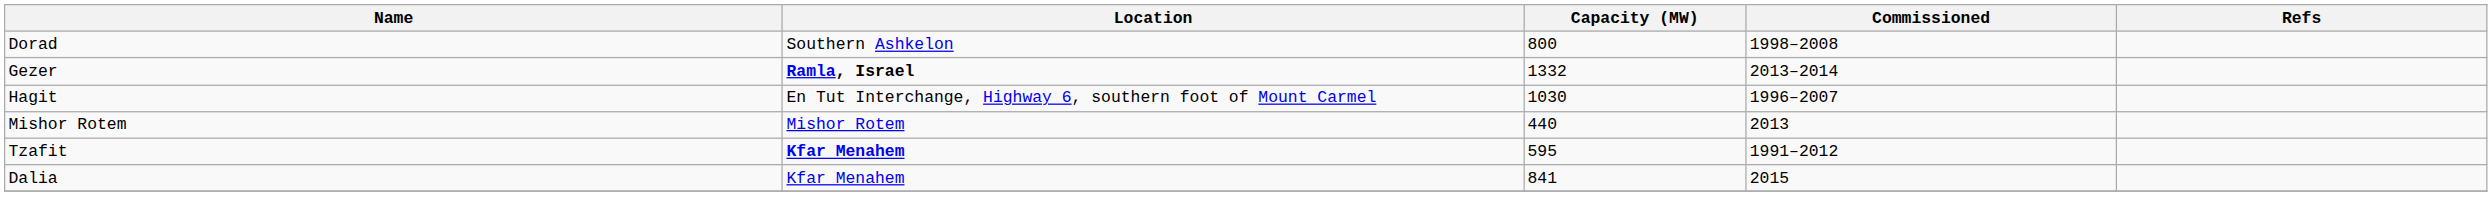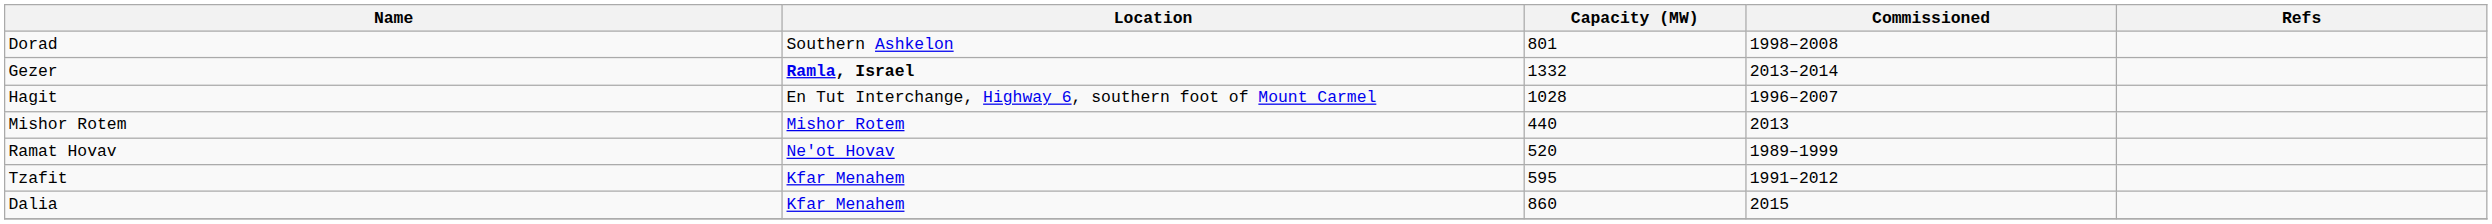(1542, 45) 800 -> (1542, 45) 801
(1547, 98) 1030 -> (1547, 98) 1028
+ row: (63, 151)
(846, 151) bold -> (846, 178) normal
(1542, 178) 841 -> (1542, 205) 860
